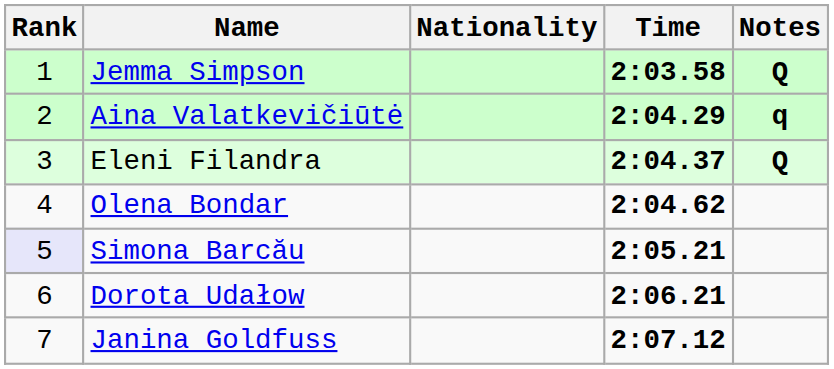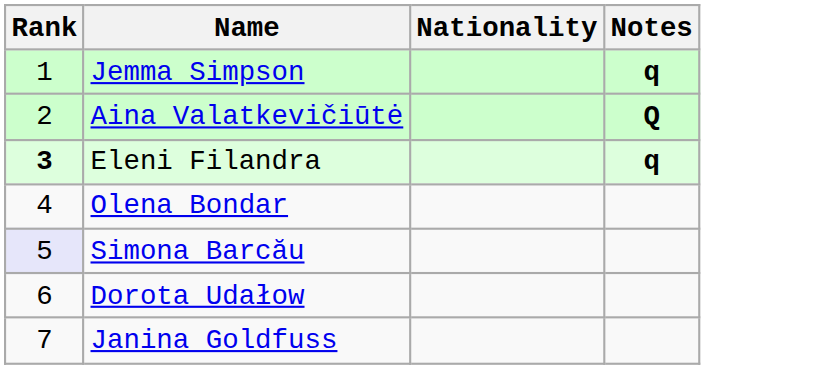- column: (668, 27)
(780, 72) Q -> (652, 72) q
(780, 117) q -> (652, 117) Q
(45, 162) normal -> (45, 162) bold
(780, 162) Q -> (652, 162) q
